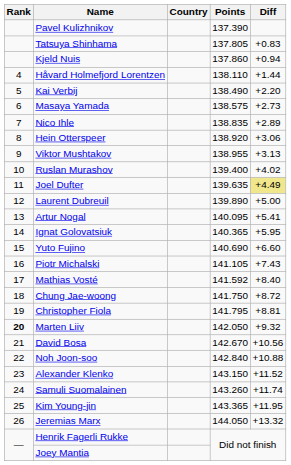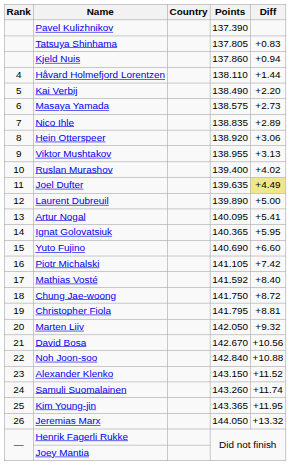(268, 264) +7.43 -> (268, 264) +7.42
(19, 327) bold -> (19, 327) normal
